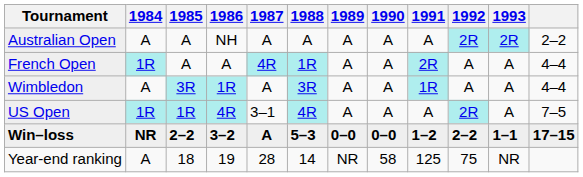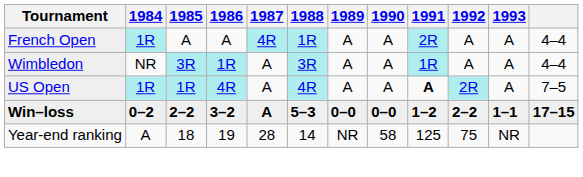- row: (62, 40)
(146, 87) A -> (146, 64) NR
(263, 111) 3–1 -> (267, 87) A
(428, 111) normal -> (428, 87) bold
(146, 135) NR -> (141, 111) 0–2
